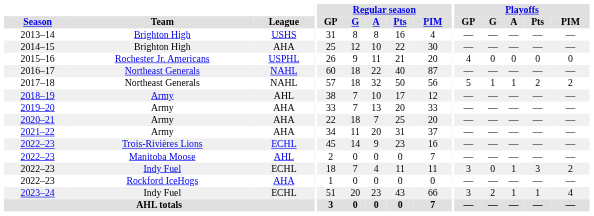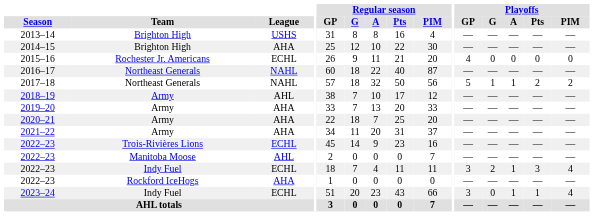(284, 59) USPHL -> (284, 59) ECHL
(493, 168) 0 -> (493, 168) 2
(570, 168) 2 -> (570, 168) 4
(493, 193) 2 -> (493, 193) 0
